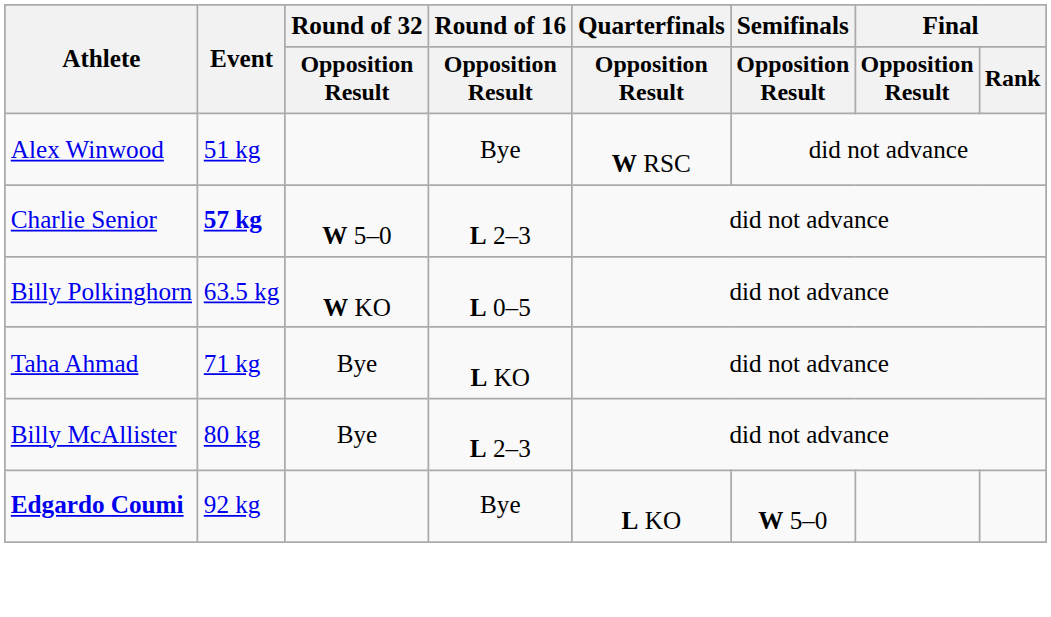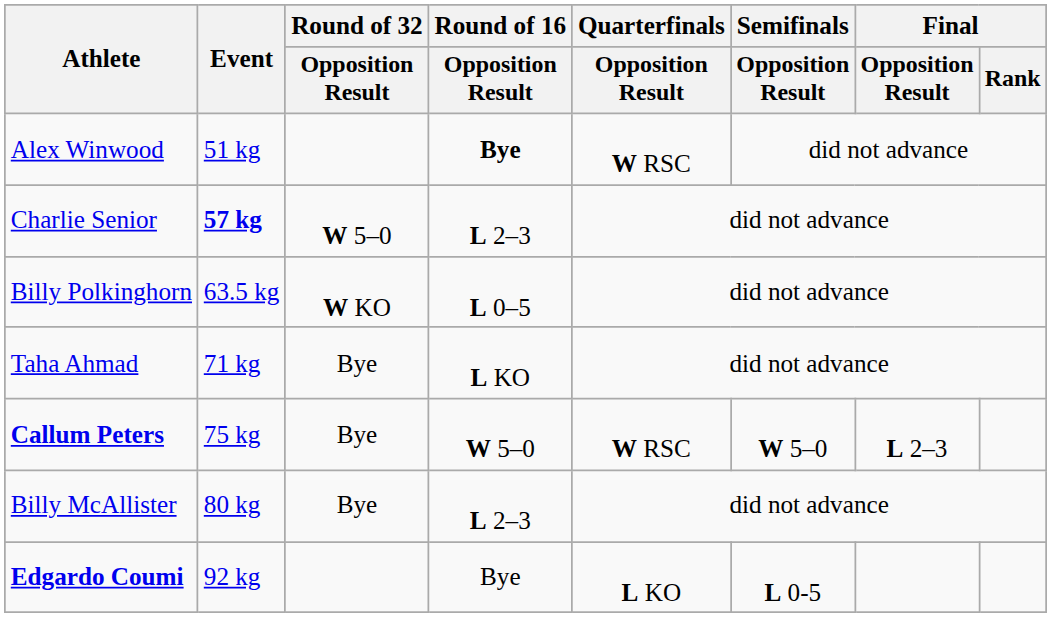(500, 149) normal -> (500, 149) bold
+ row: (87, 434)
(793, 520) W 5–0 -> (793, 592) L 0-5
